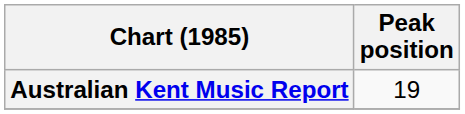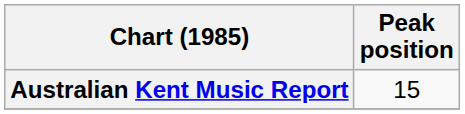(407, 89) 19 -> (407, 89) 15
